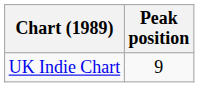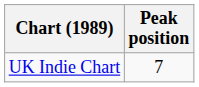(159, 67) 9 -> (159, 67) 7
